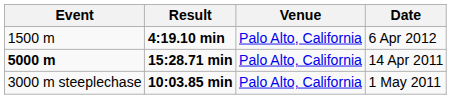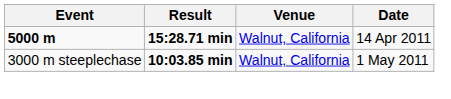- row: (186, 37)
(300, 60) Palo Alto, California -> (294, 37) Walnut, California
(300, 82) Palo Alto, California -> (294, 60) Walnut, California
